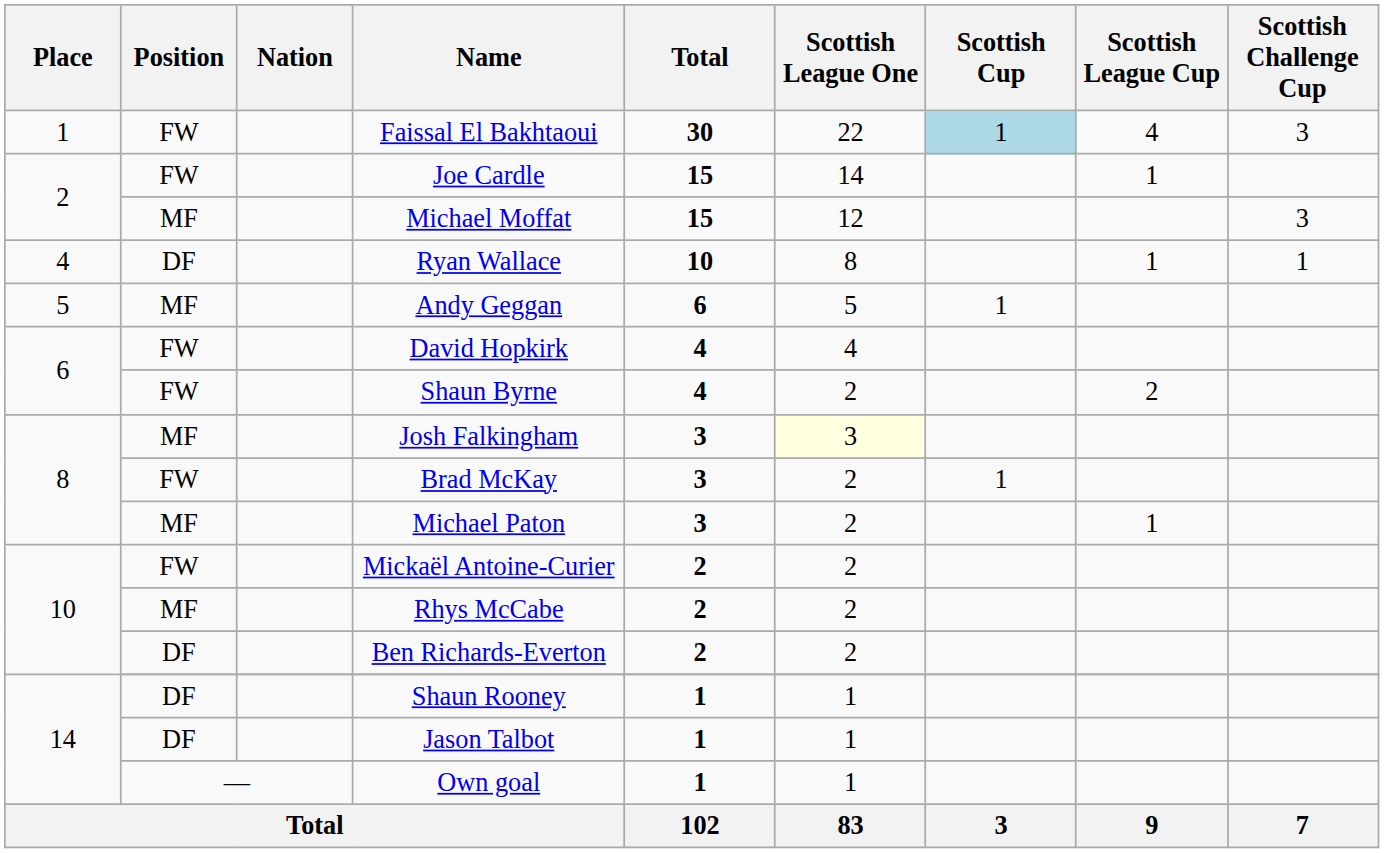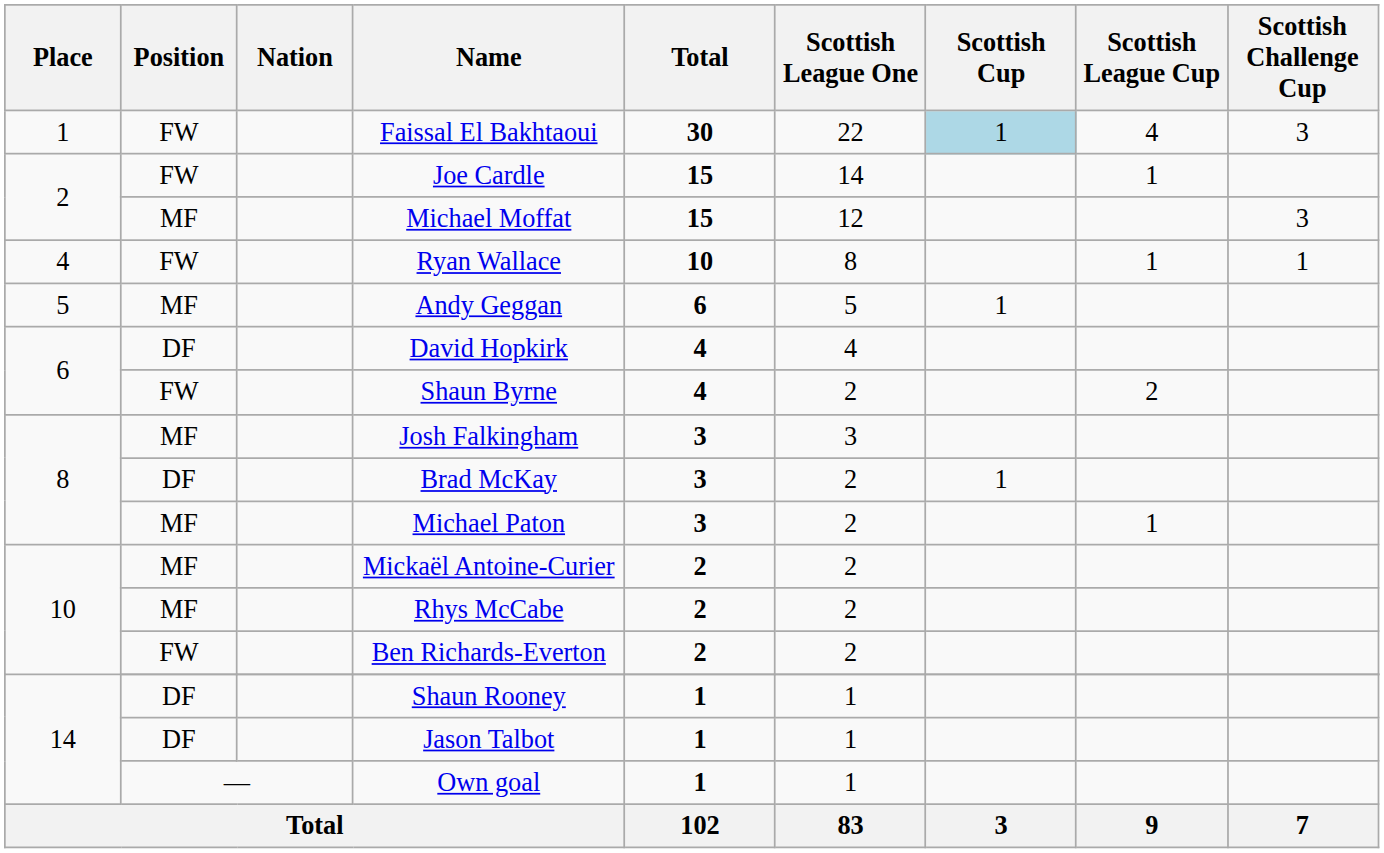(179, 262) DF -> (179, 262) FW
(179, 348) FW -> (179, 348) DF
(851, 435) lightyellow background -> (851, 435) no background
(179, 478) FW -> (179, 478) DF
(179, 565) FW -> (179, 565) MF
(179, 652) DF -> (179, 652) FW
